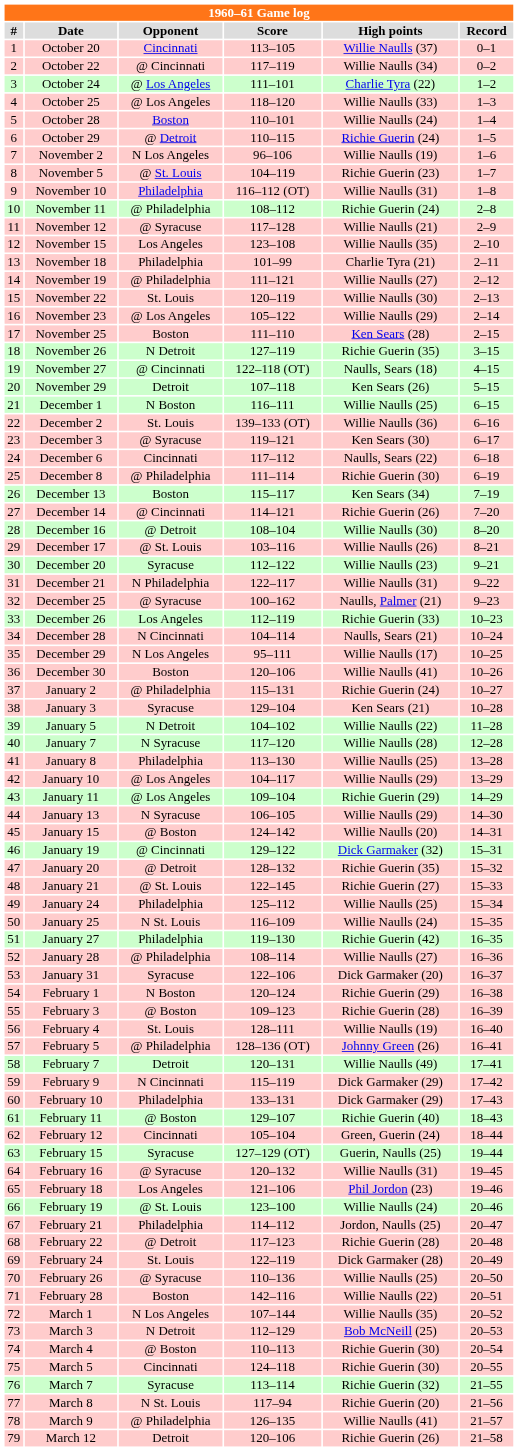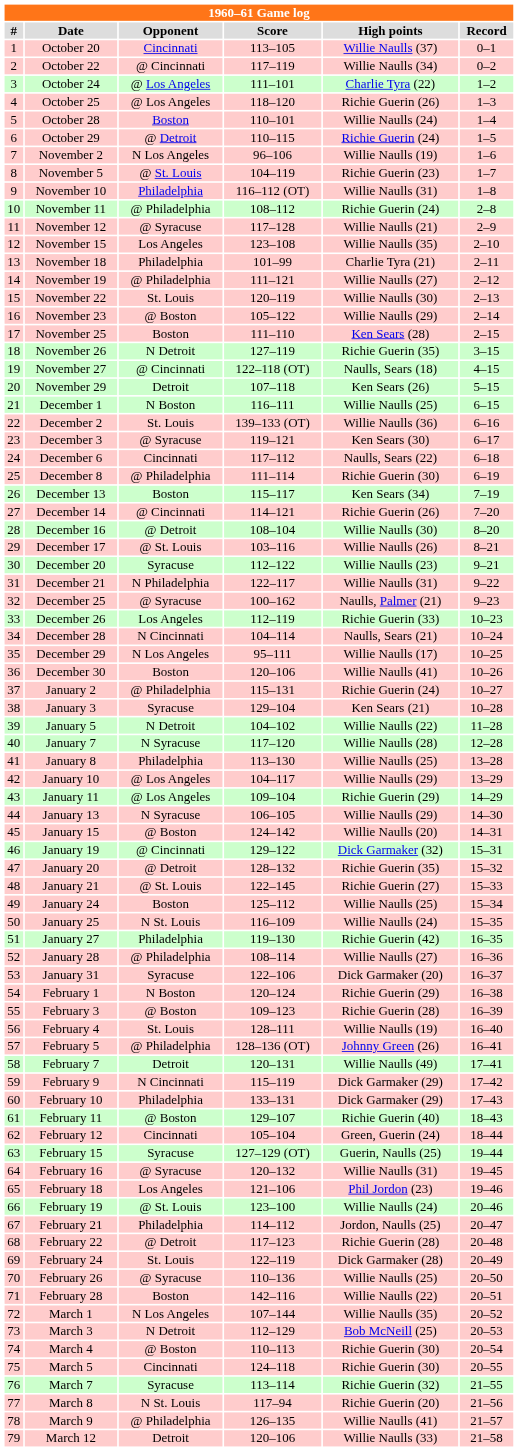(390, 101) Willie Naulls (33) -> (390, 101) Richie Guerin (26)
(171, 315) @ Los Angeles -> (171, 315) @ Boston
(171, 903) Philadelphia -> (171, 903) Boston
(390, 1438) Richie Guerin (26) -> (390, 1438) Willie Naulls (33)
